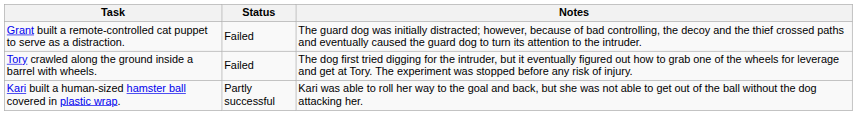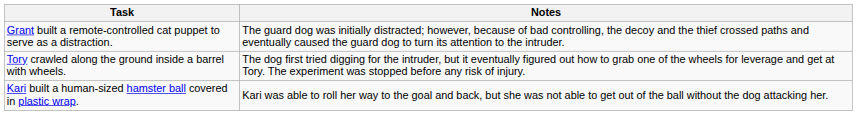- column: (259, 13)
